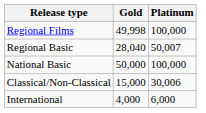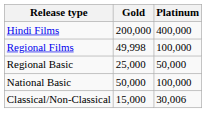+ row: (33, 30)
(131, 47) 28,040 -> (131, 64) 25,000
(166, 47) 50,007 -> (171, 64) 50,000
- row: (35, 99)
